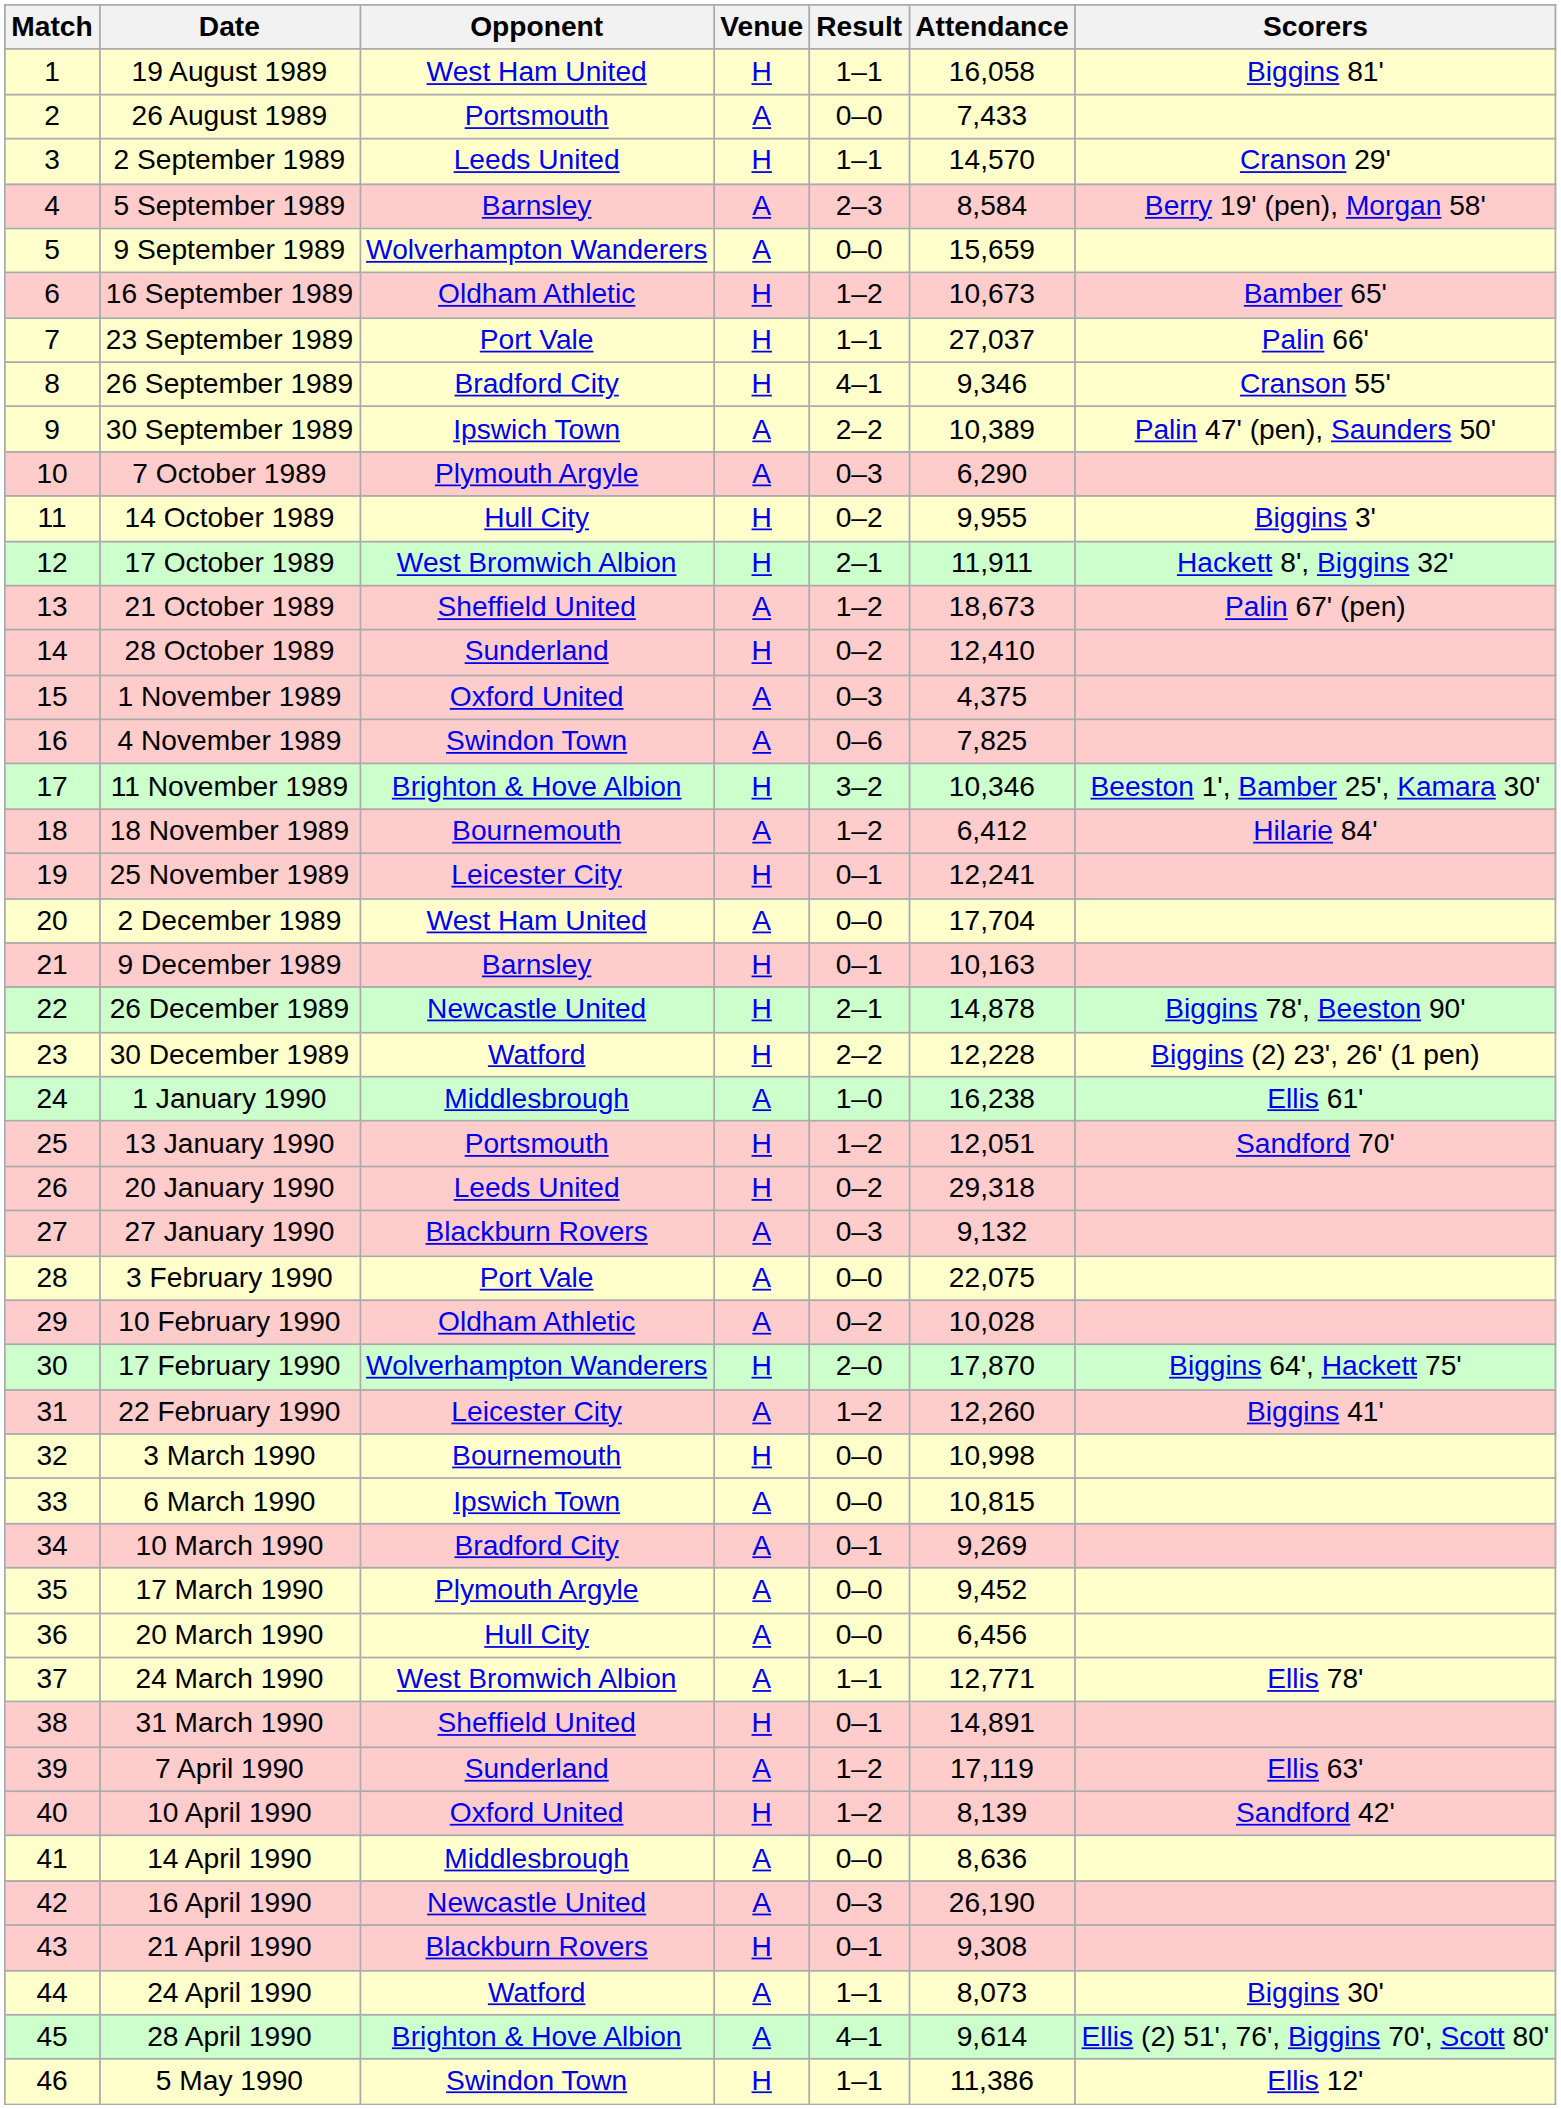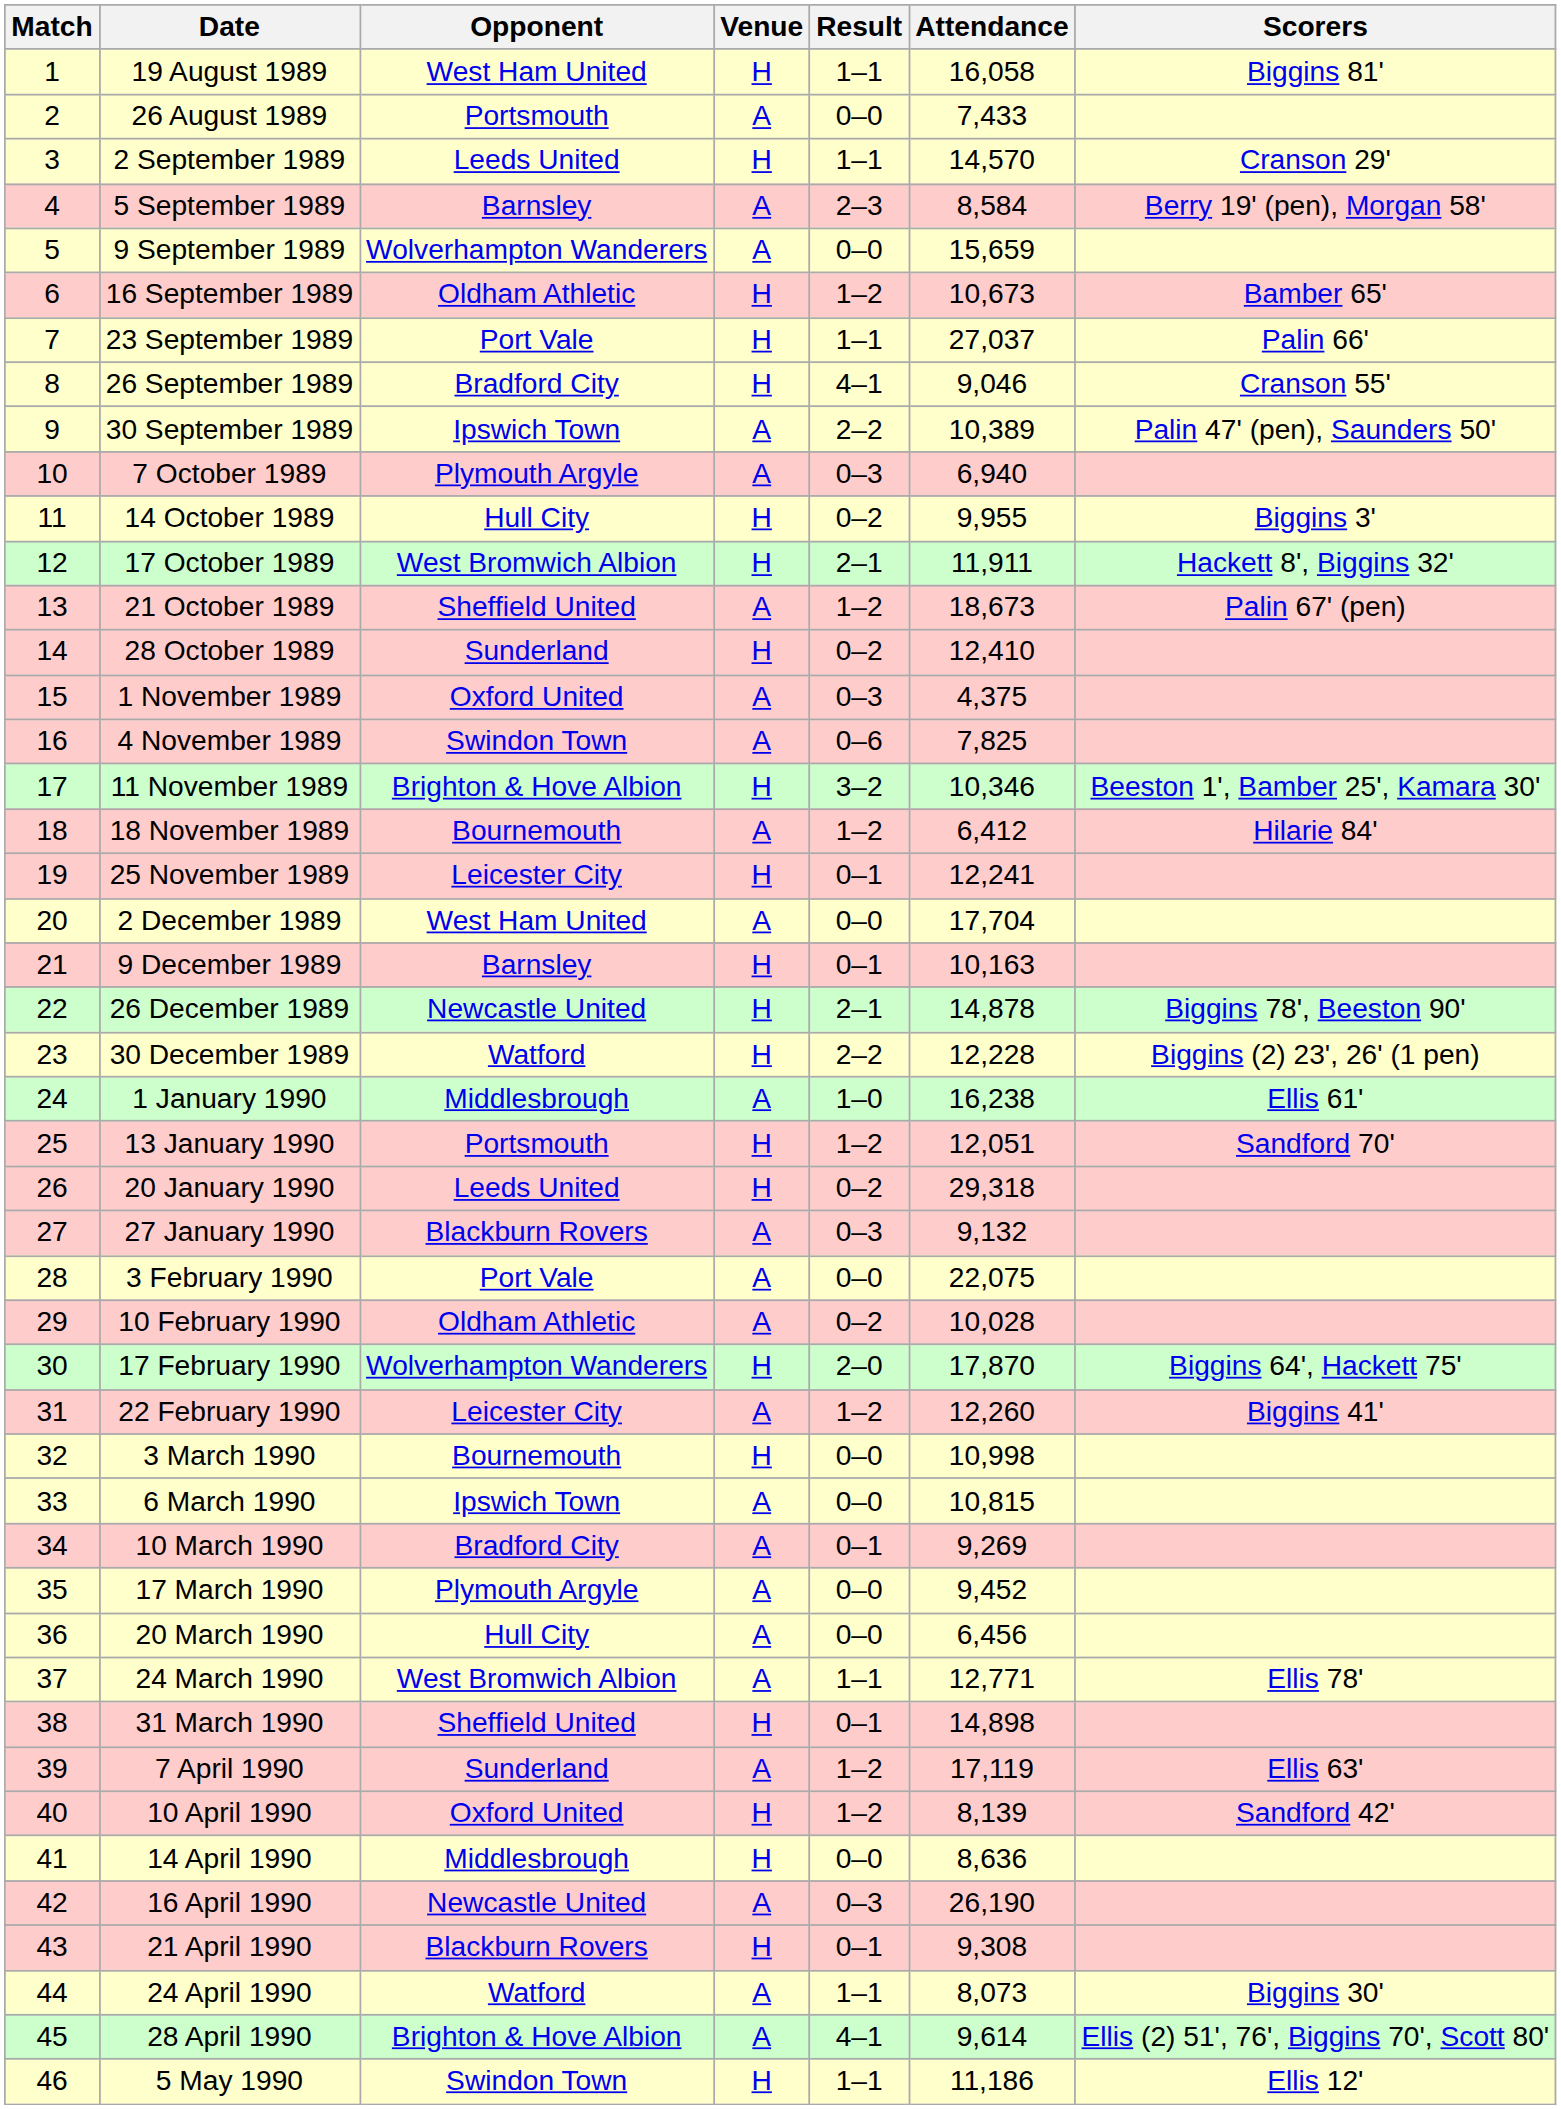(992, 384) 9,346 -> (992, 384) 9,046
(992, 473) 6,290 -> (992, 473) 6,940
(992, 1723) 14,891 -> (992, 1723) 14,898
(762, 1857) A -> (762, 1857) H
(992, 2081) 11,386 -> (992, 2081) 11,186
